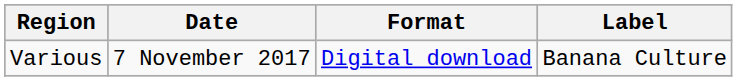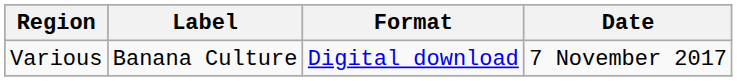columns swapped: (212, 23) <-> (635, 23)
